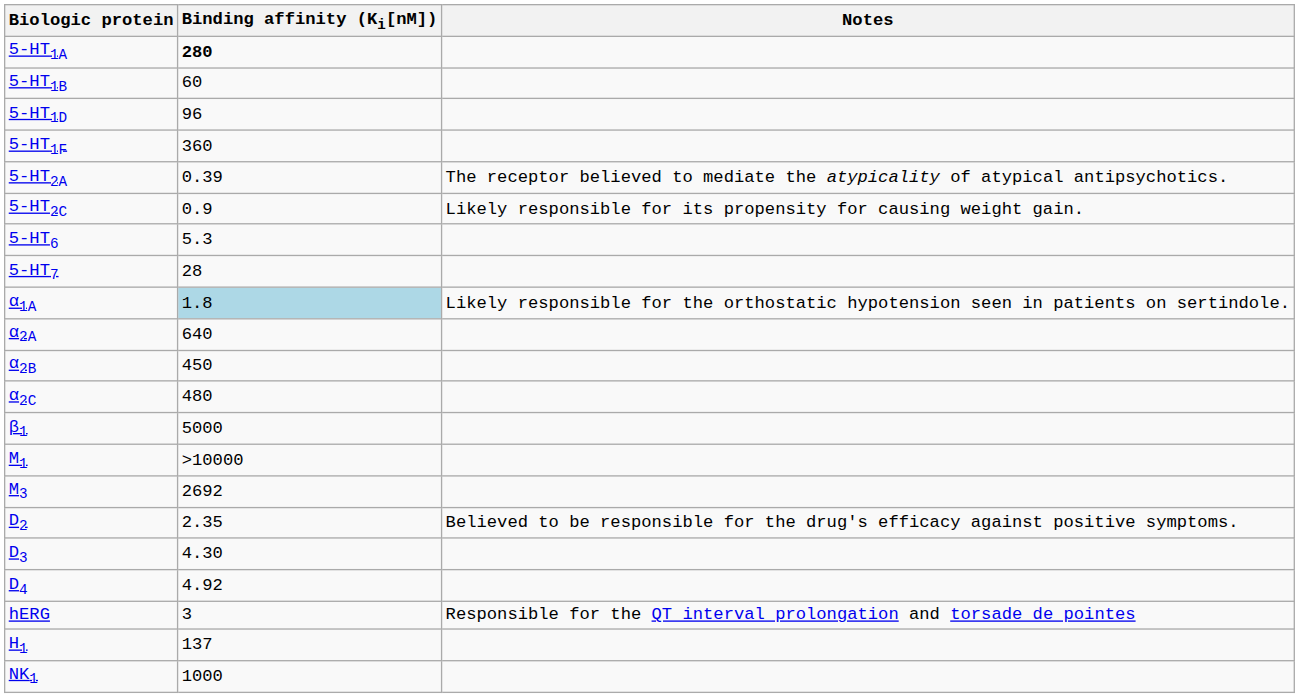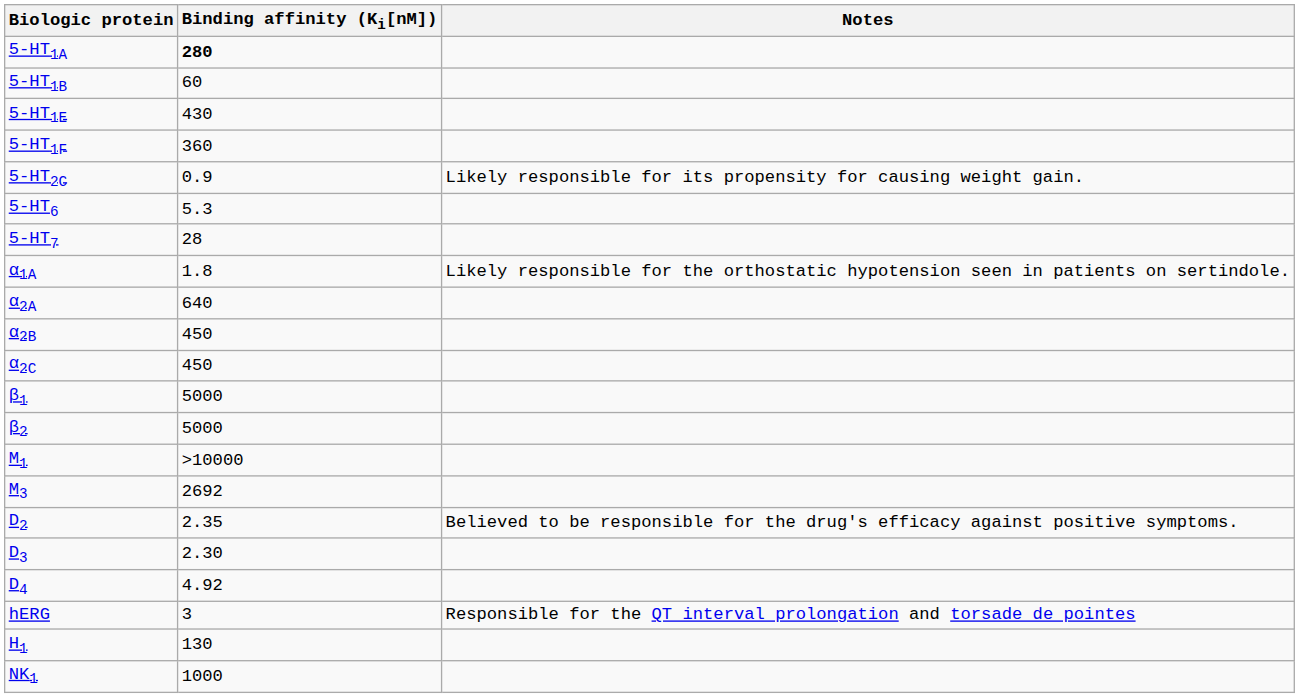- row: (38, 115)
+ row: (38, 115)
- row: (38, 177)
(197, 303) lightblue background -> (197, 271) no background
(197, 397) 480 -> (197, 366) 450
+ row: (18, 428)
(202, 554) 4.30 -> (202, 554) 2.30
(197, 645) 137 -> (197, 645) 130
